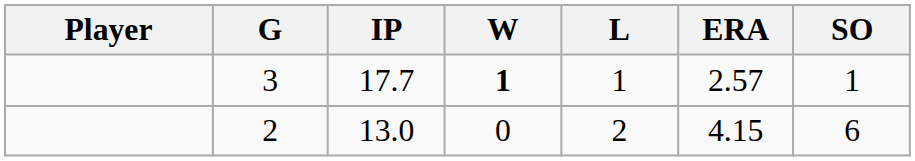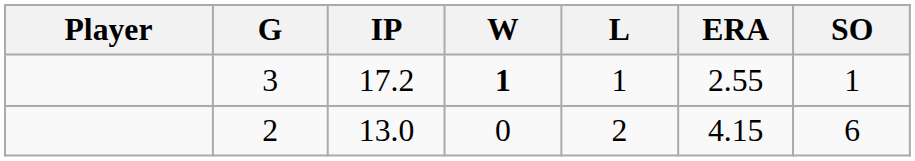(387, 79) 17.7 -> (387, 79) 17.2
(736, 79) 2.57 -> (736, 79) 2.55
